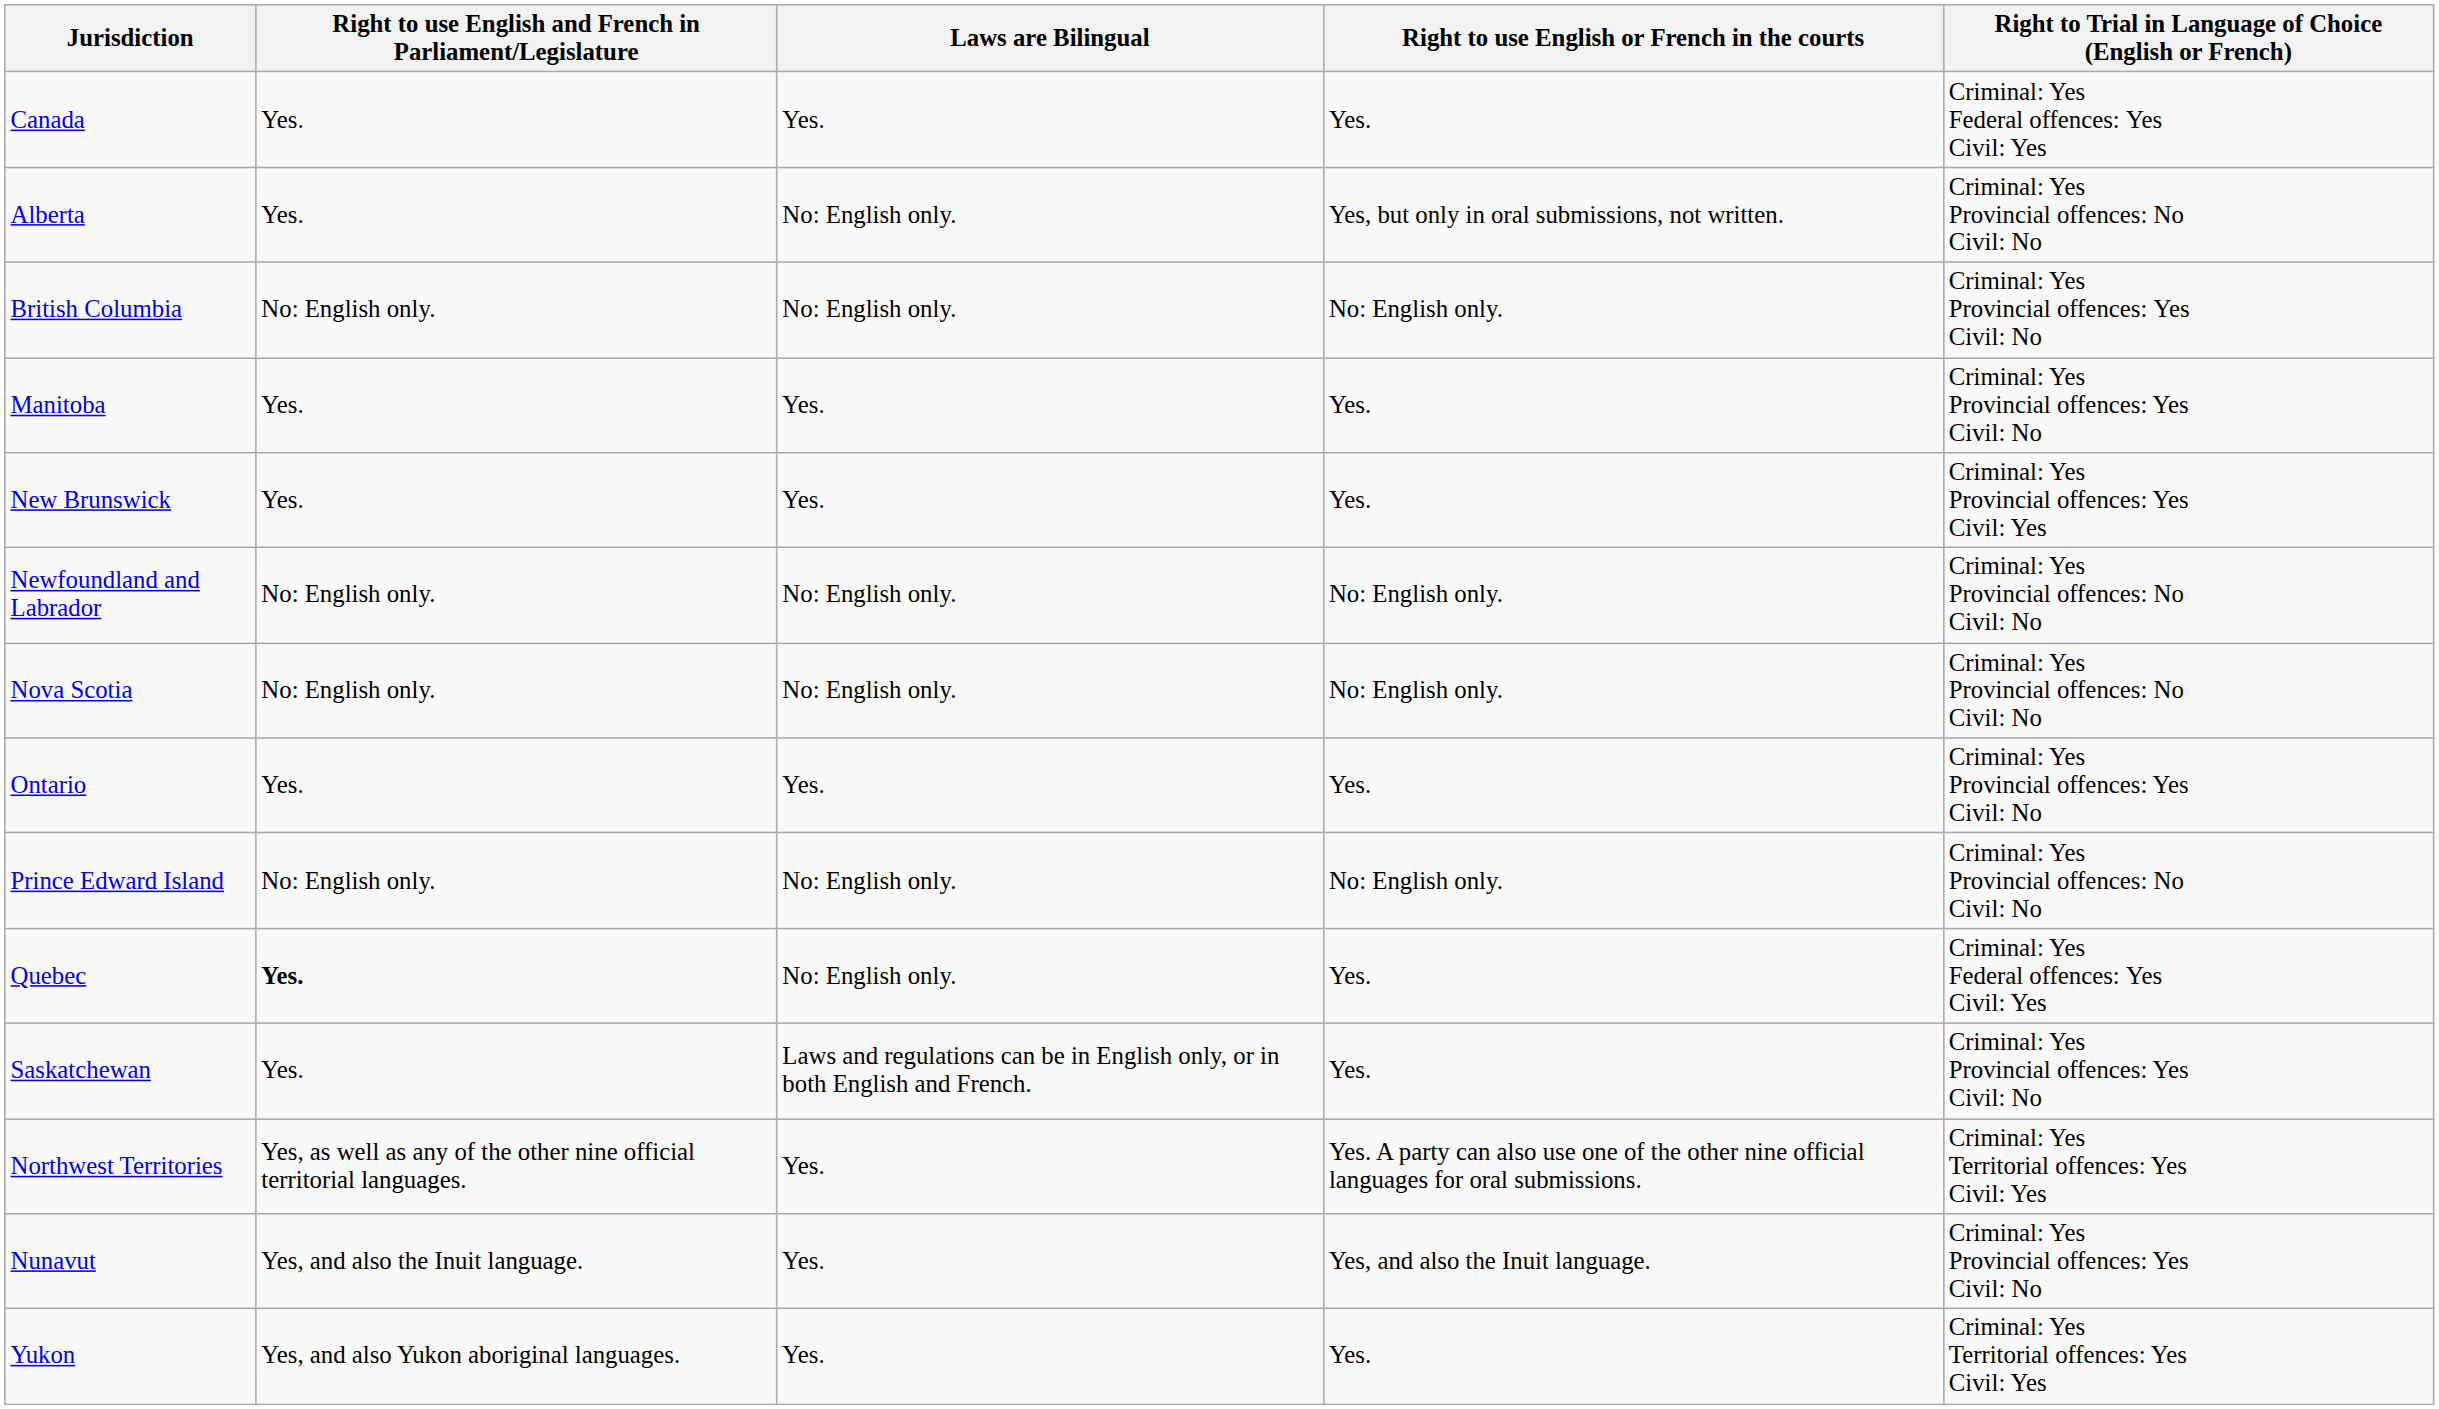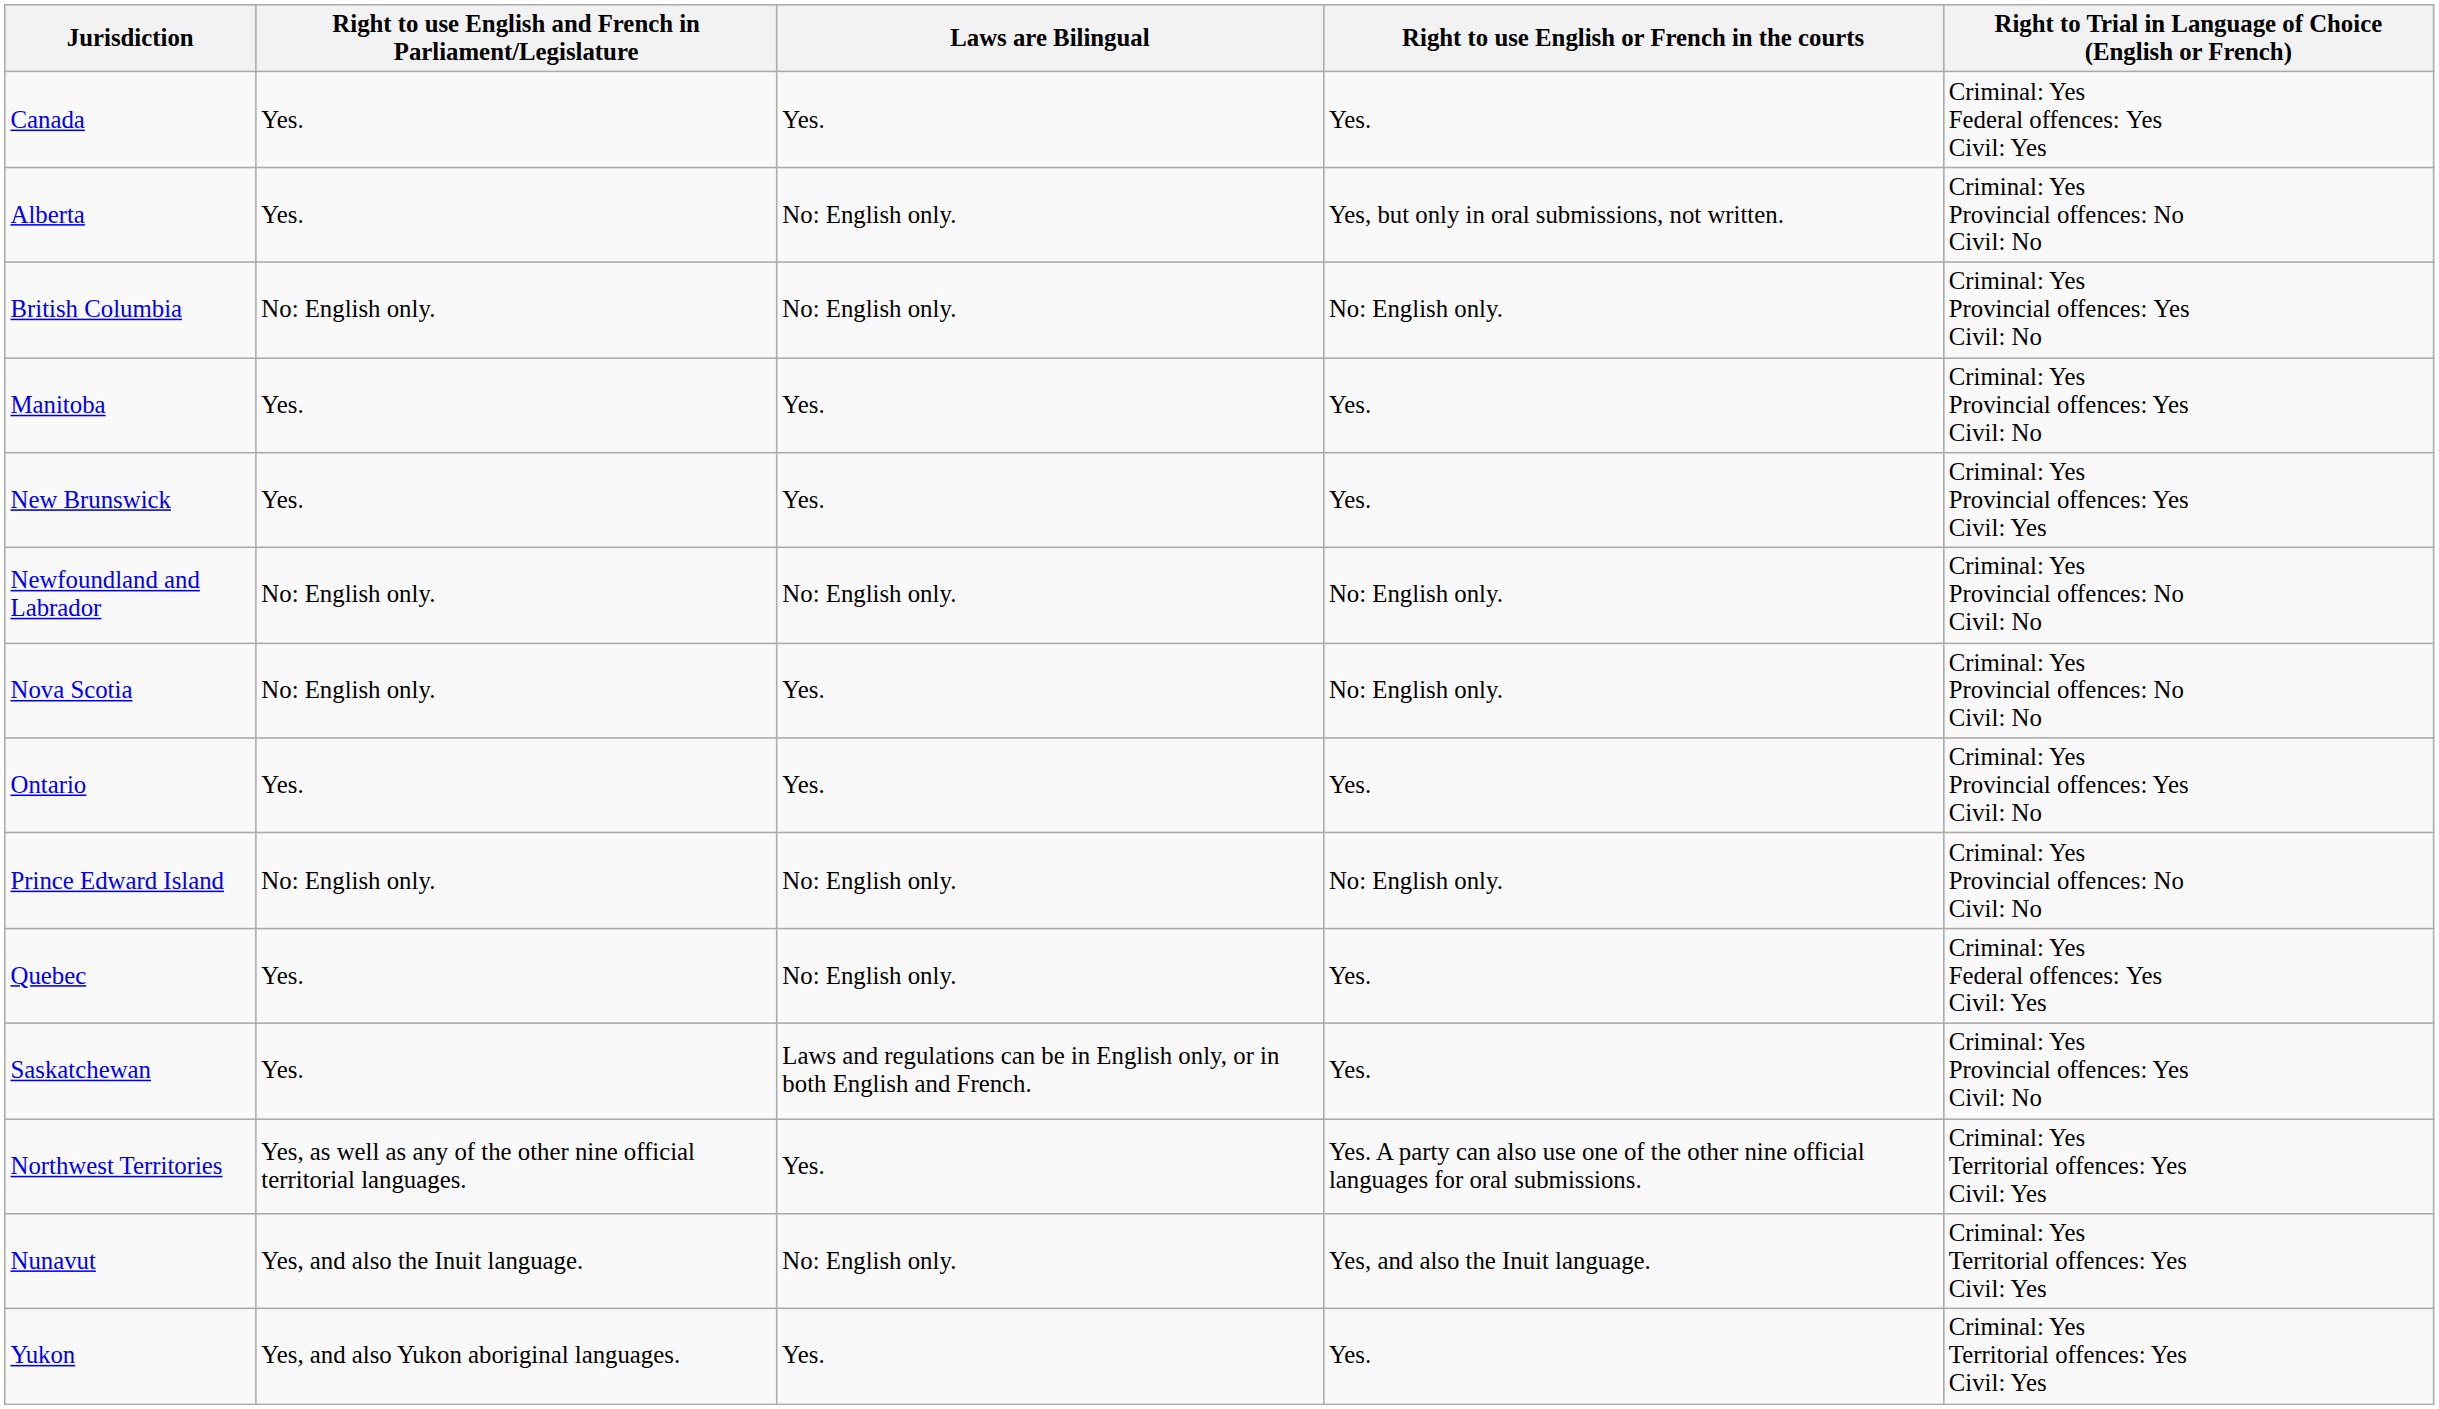(869, 690) No: English only. -> (803, 690) Yes.
(282, 975) bold -> (282, 975) normal
(803, 1260) Yes. -> (869, 1260) No: English only.
(2069, 1260) Criminal: Yes Provincial offences: Yes Civil: No -> (2068, 1260) Criminal: Yes Territorial offences: Yes Civil: Yes
